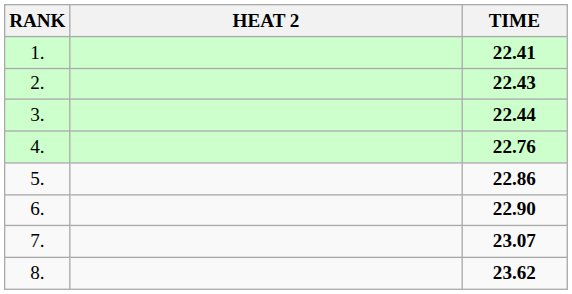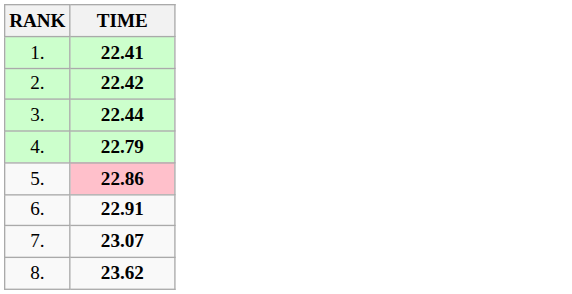- column: (266, 20)
(514, 83) 22.43 -> (122, 83) 22.42
(514, 147) 22.76 -> (122, 147) 22.79
(514, 178) no background -> (122, 178) pink background
(514, 210) 22.90 -> (122, 210) 22.91
